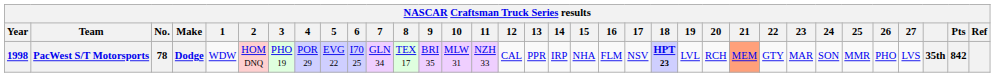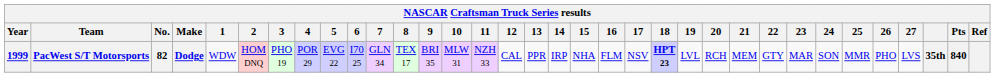(18, 56) 1998 -> (18, 56) 1999
(162, 56) 78 -> (162, 56) 82
(744, 56) lightsalmon background -> (744, 56) no background
(958, 56) 842 -> (958, 56) 840
